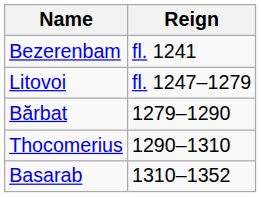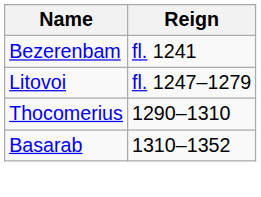- row: (38, 113)
